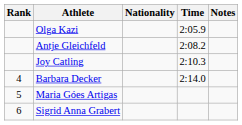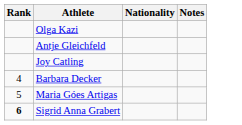- column: (193, 12)
(19, 111) normal -> (19, 111) bold
